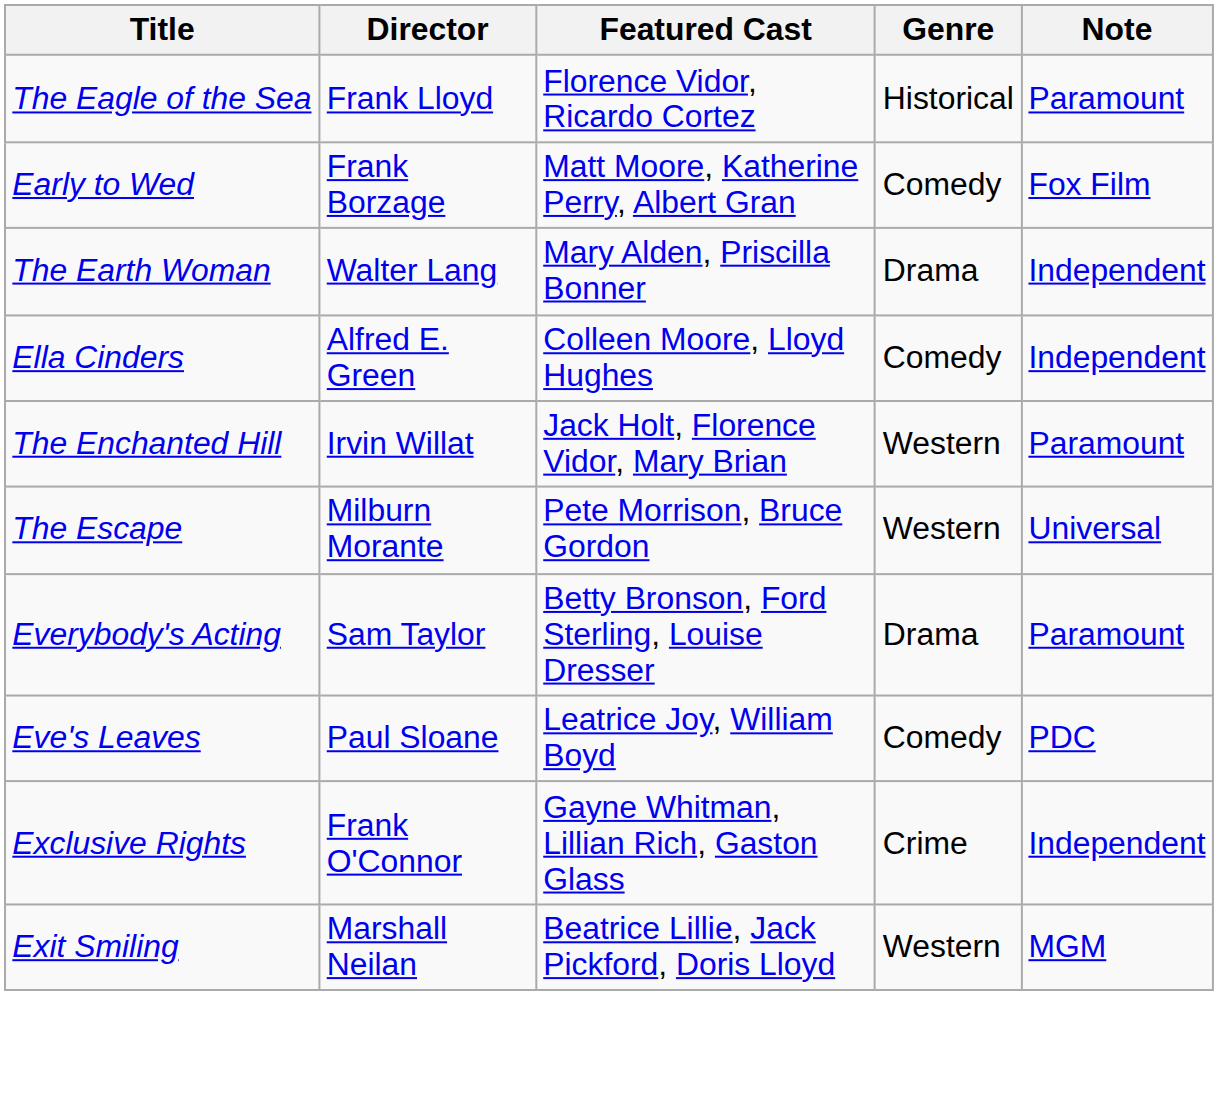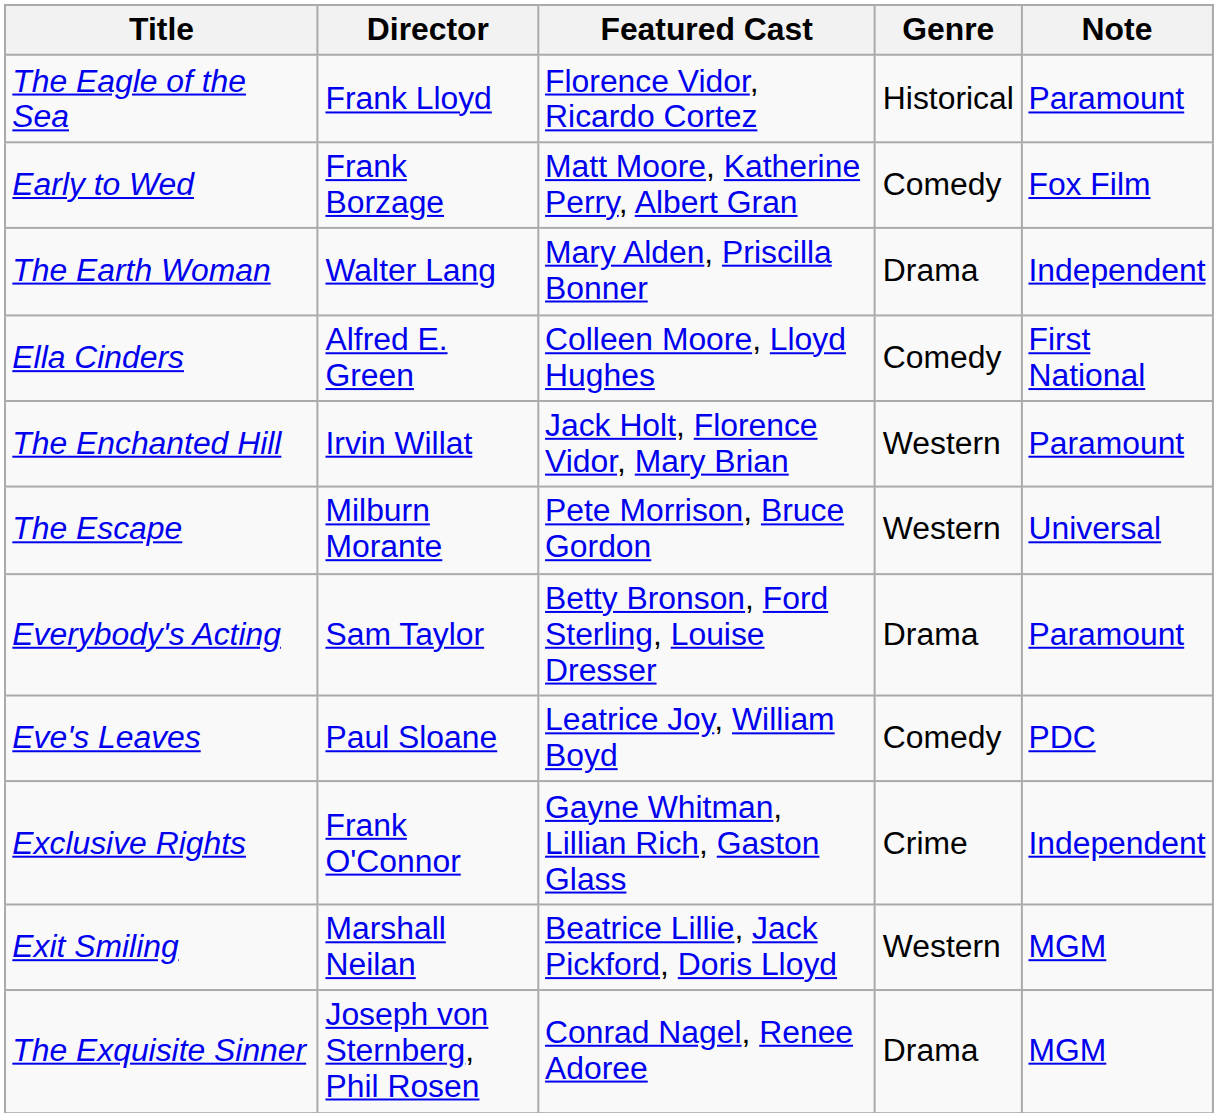(1117, 357) Independent -> (1087, 357) First National
+ row: (159, 1050)
